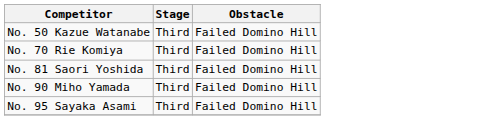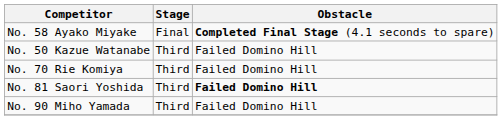+ row: (72, 32)
(256, 69) normal -> (256, 87) bold
- row: (72, 106)
